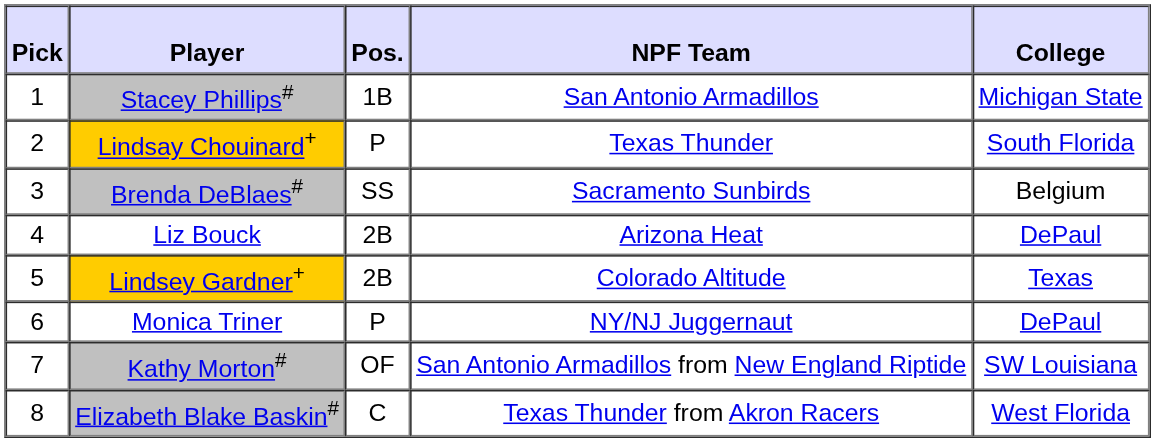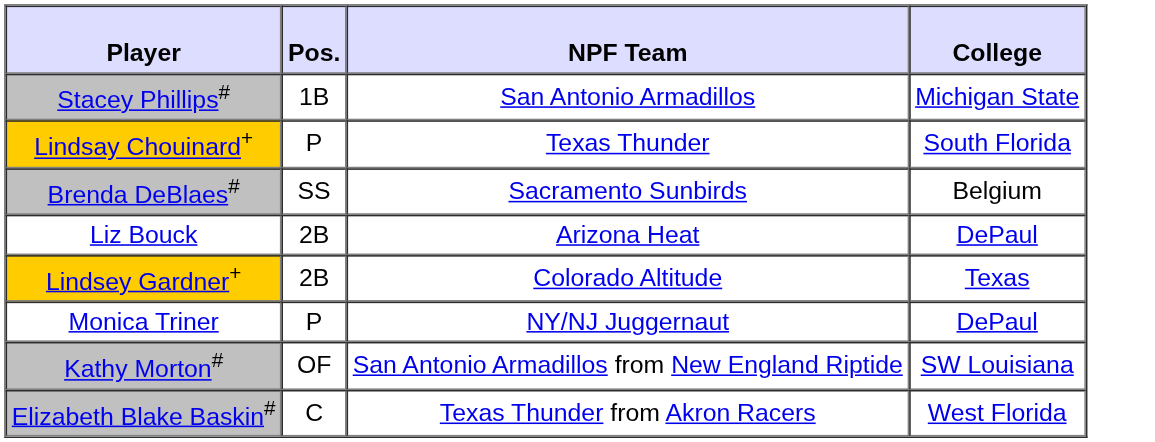- column: (37, 53)
